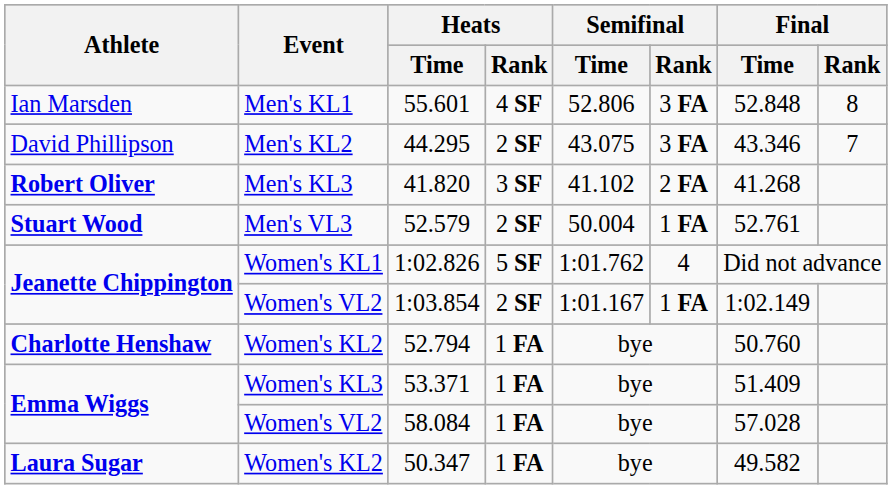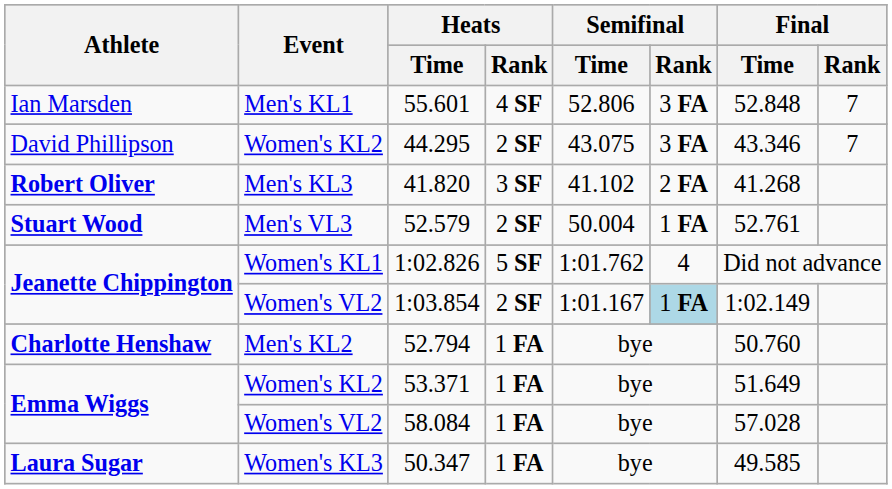(852, 104) 8 -> (852, 104) 7
(298, 144) Men's KL2 -> (314, 144) Women's KL2
(684, 304) no background -> (684, 304) lightblue background
(314, 344) Women's KL2 -> (298, 344) Men's KL2
(314, 383) Women's KL3 -> (314, 383) Women's KL2
(767, 383) 51.409 -> (767, 383) 51.649
(314, 463) Women's KL2 -> (314, 463) Women's KL3
(767, 463) 49.582 -> (767, 463) 49.585
